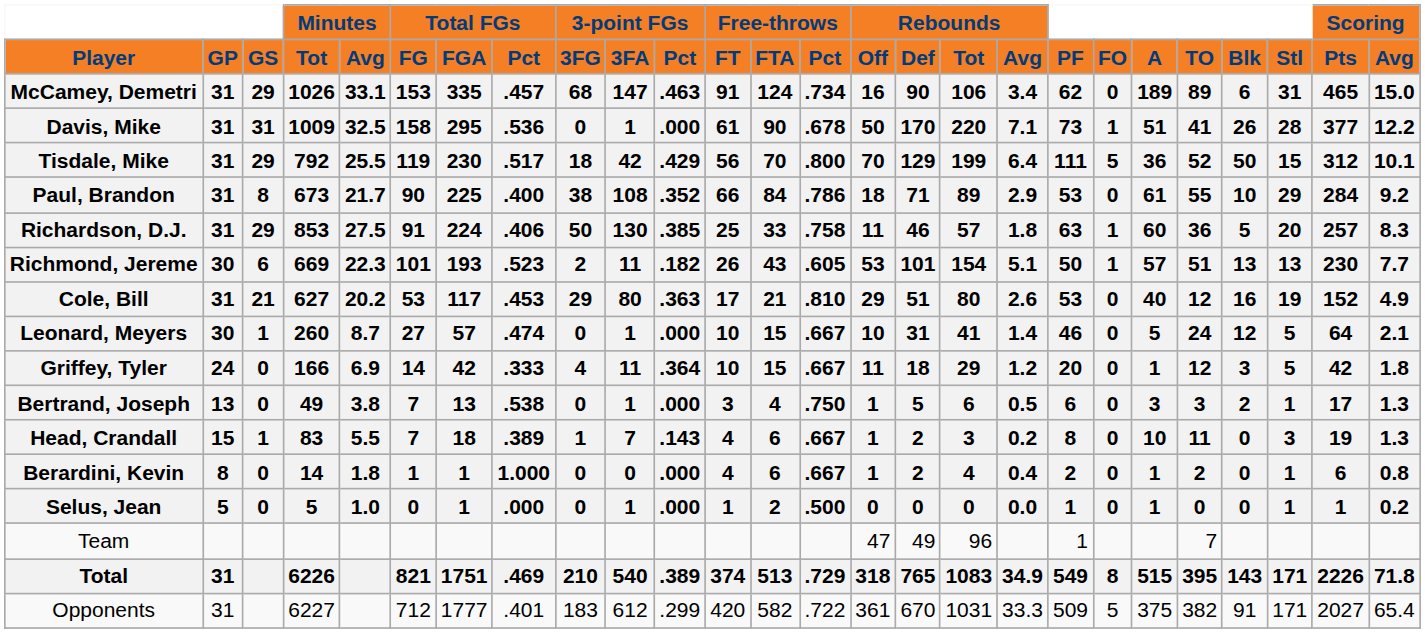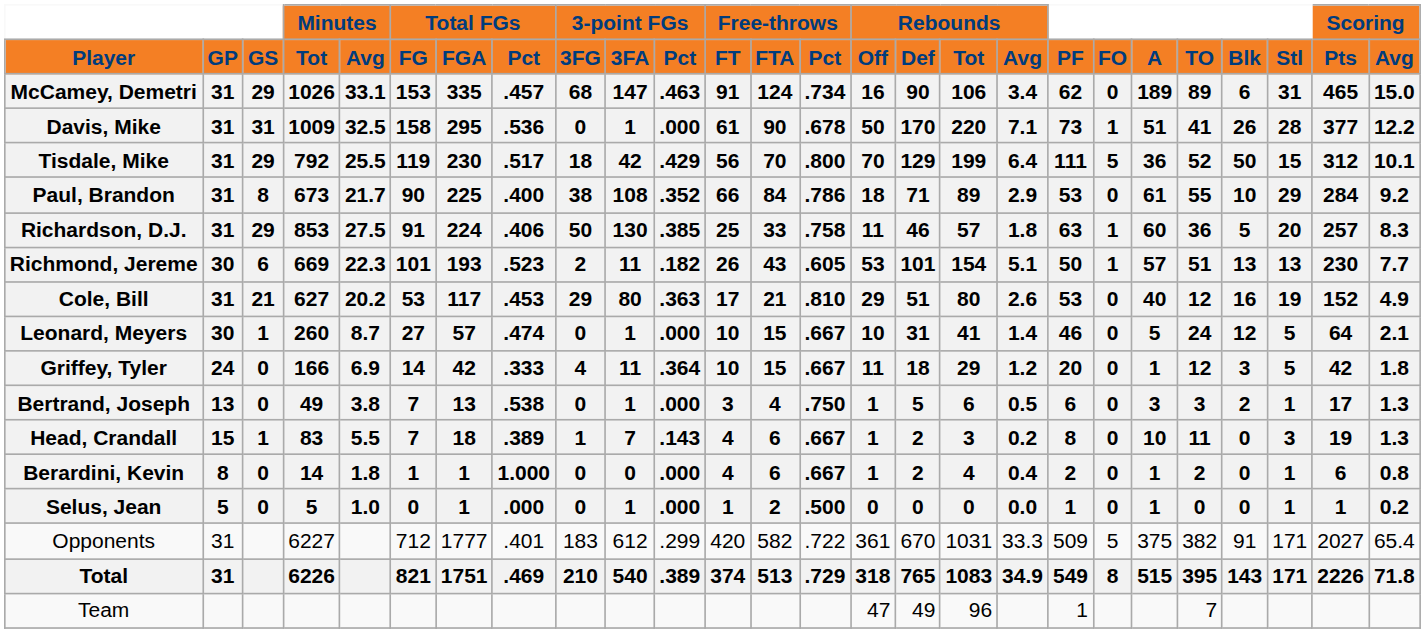rows swapped: (104, 541) <-> (104, 610)
